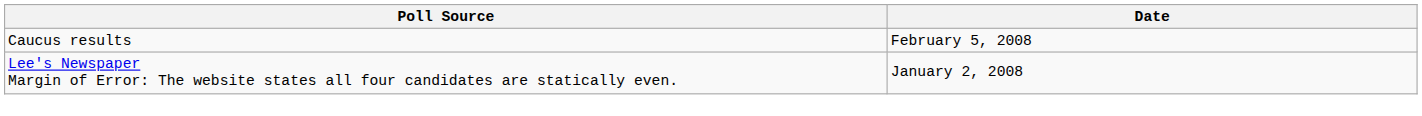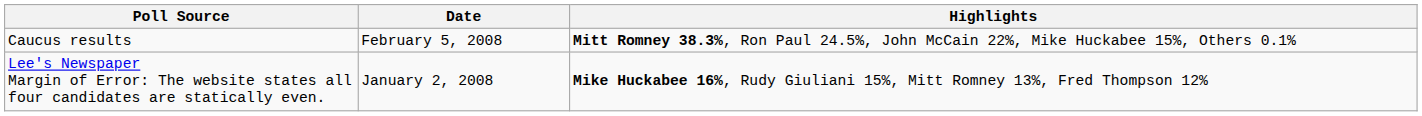+ column: (993, 17)
